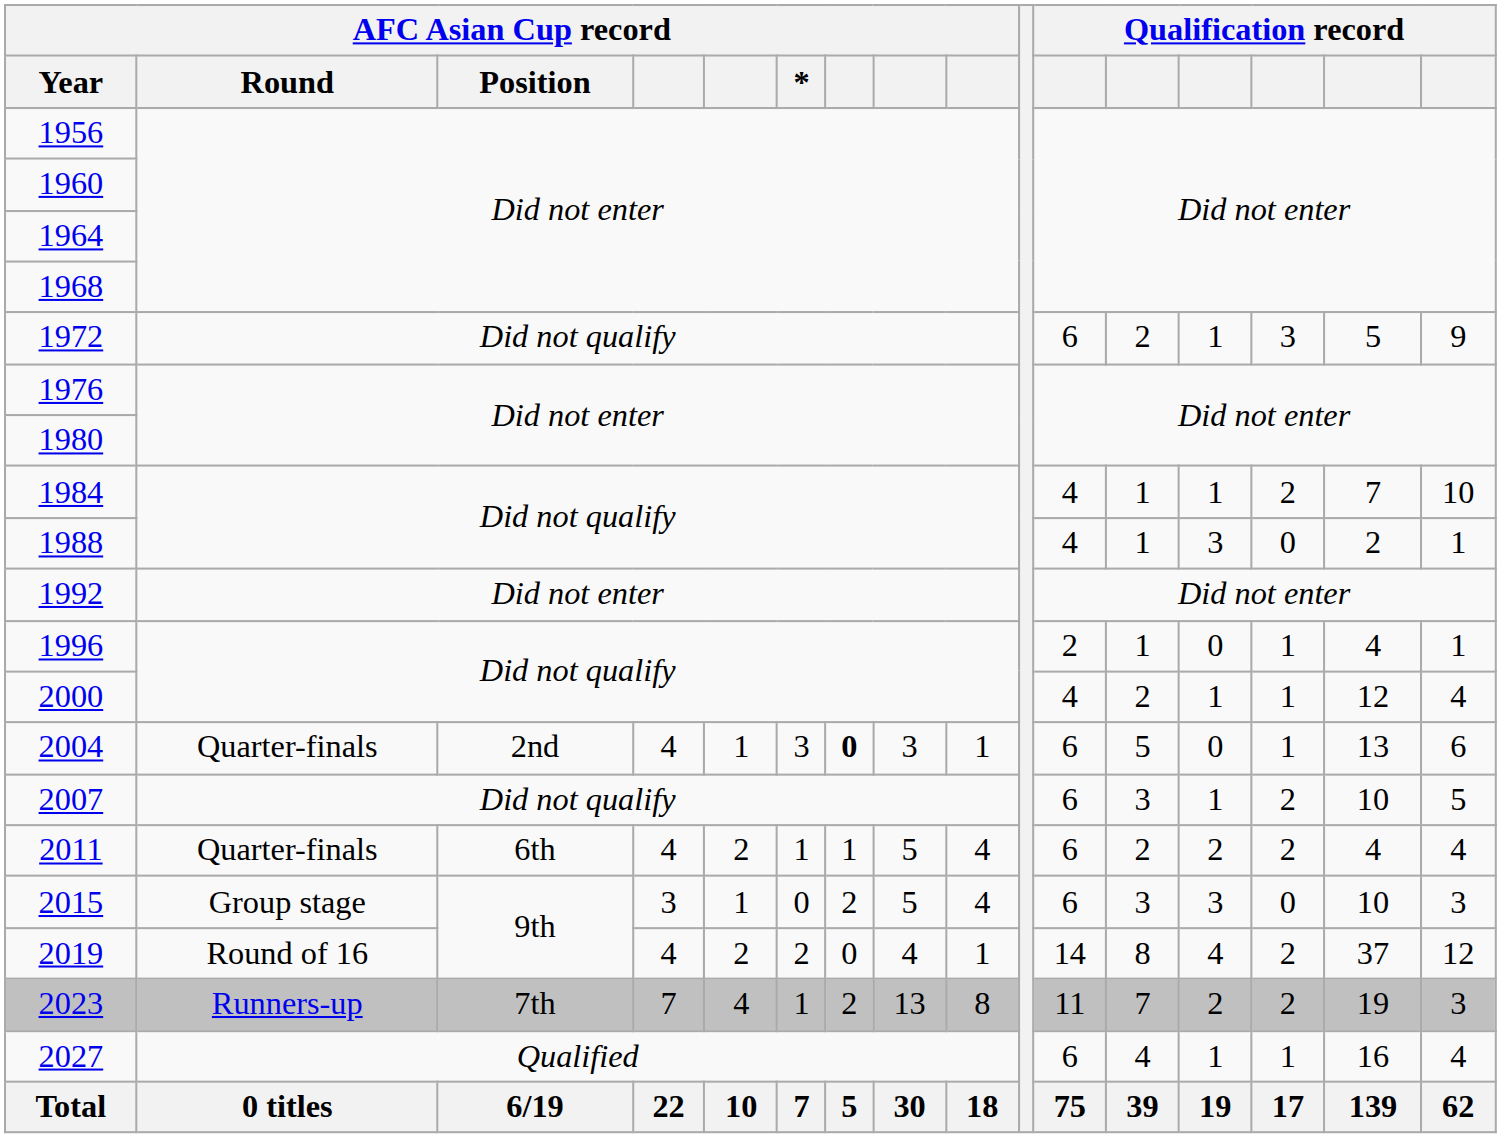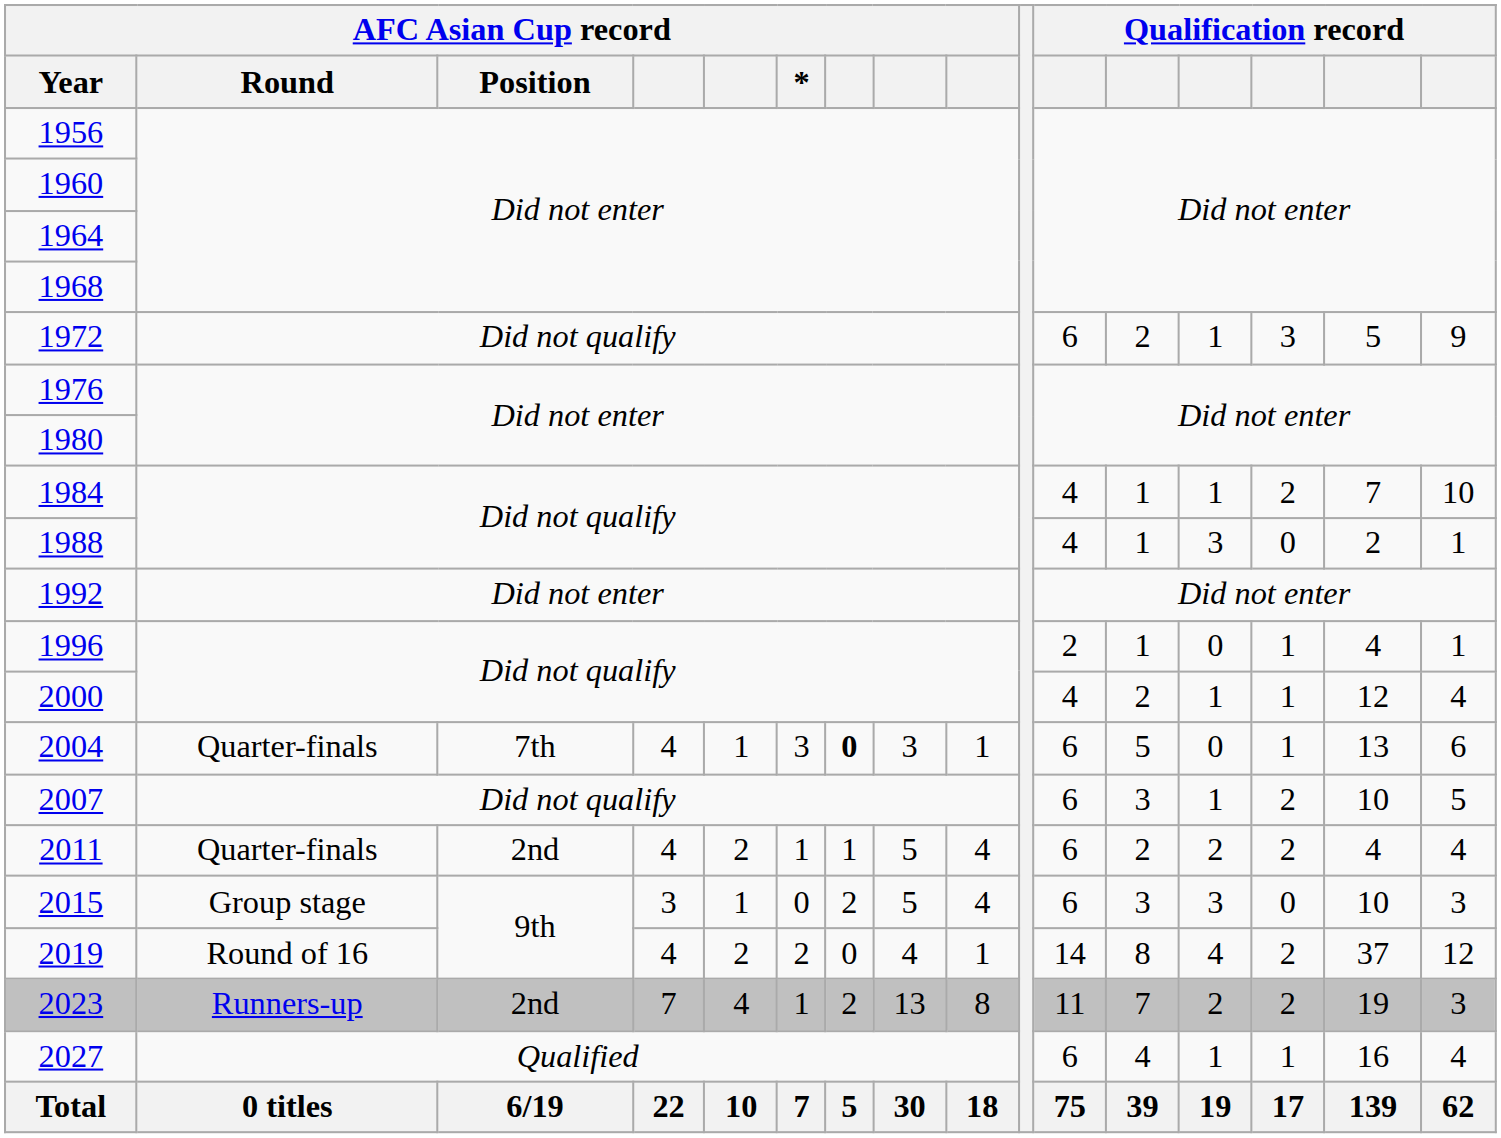(535, 747) 2nd -> (535, 747) 7th
(535, 850) 6th -> (535, 850) 2nd
(535, 1004) 7th -> (535, 1004) 2nd
